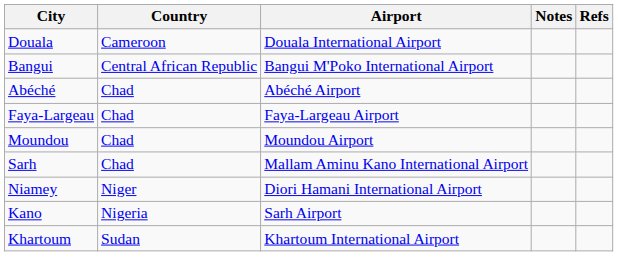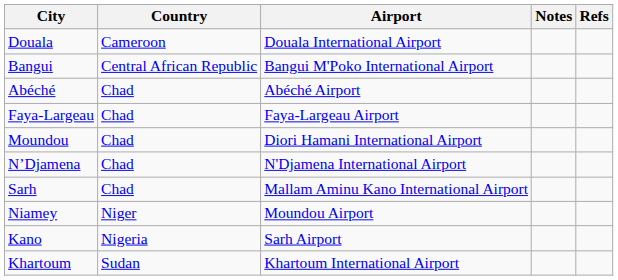(319, 139) Moundou Airport -> (373, 139) Diori Hamani International Airport
+ row: (44, 164)
(373, 189) Diori Hamani International Airport -> (319, 213) Moundou Airport
